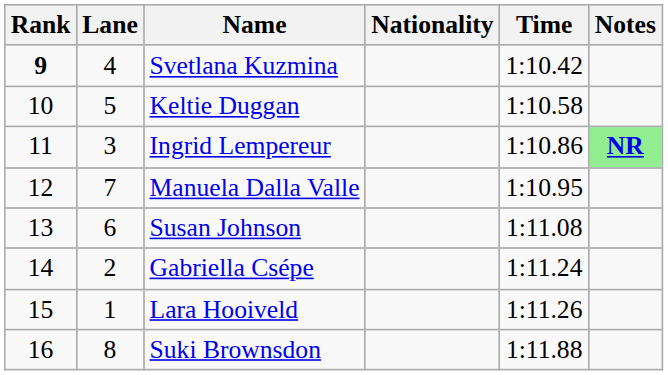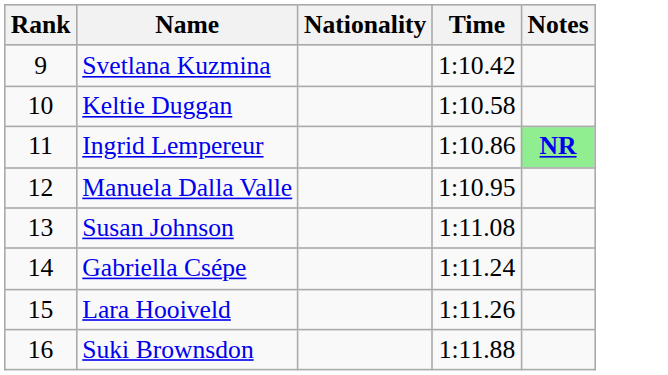- column: (110, 24)
(41, 65) bold -> (41, 65) normal
